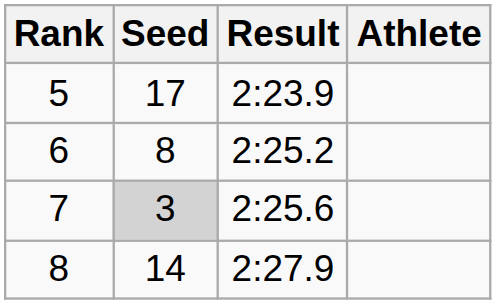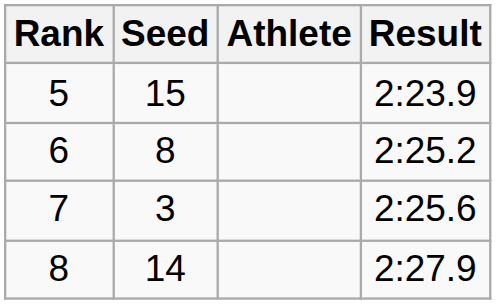columns swapped: (419, 33) <-> (283, 33)
(165, 92) 17 -> (165, 92) 15
(165, 209) lightgrey background -> (165, 209) no background
